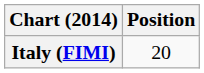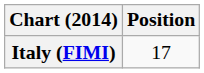(161, 51) 20 -> (161, 51) 17
